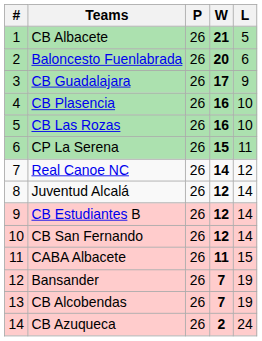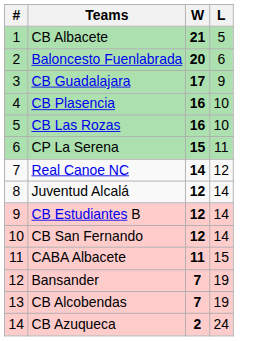- column: (197, 15)
